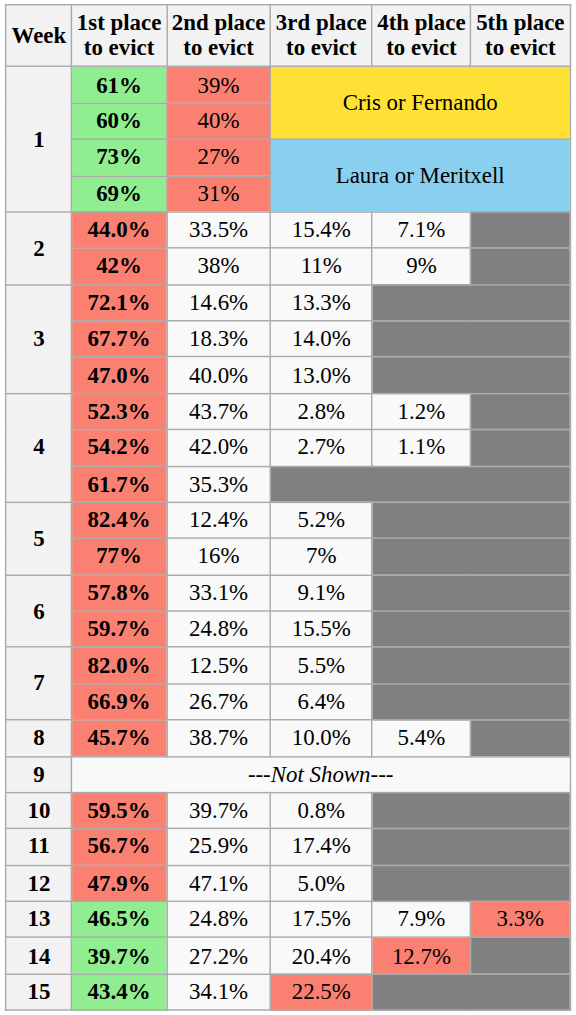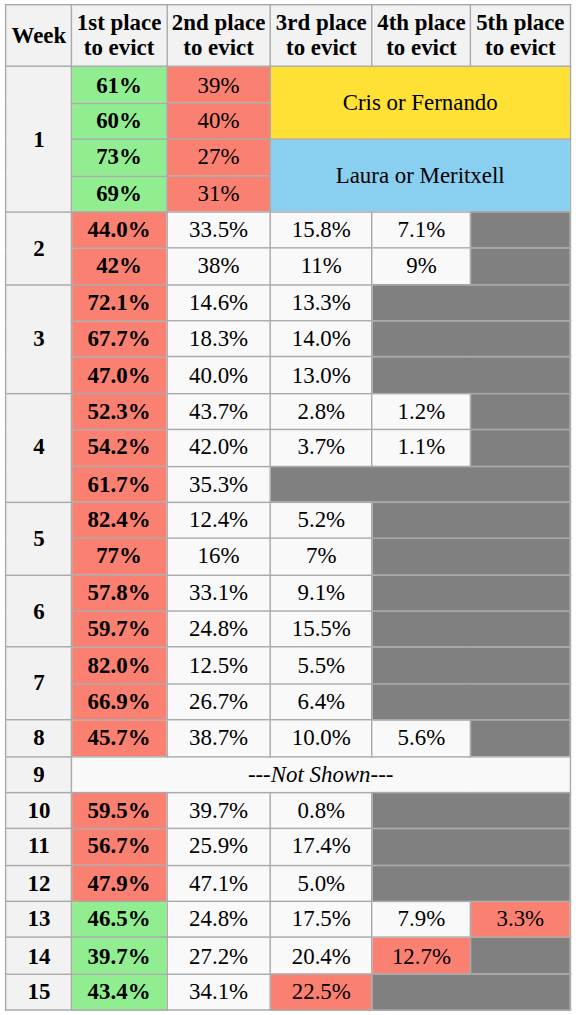(321, 229) 15.4% -> (321, 229) 15.8%
(321, 447) 2.7% -> (321, 447) 3.7%
(421, 737) 5.4% -> (421, 737) 5.6%
